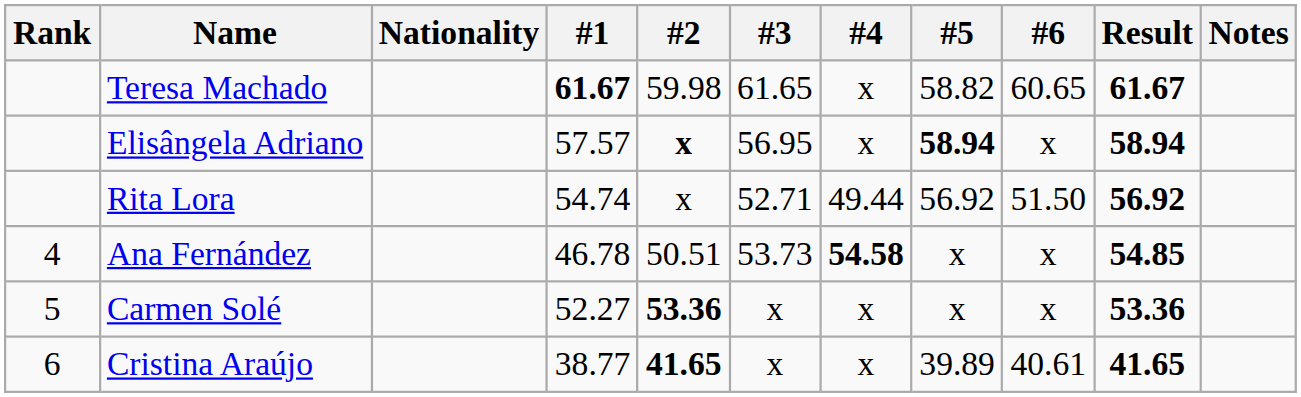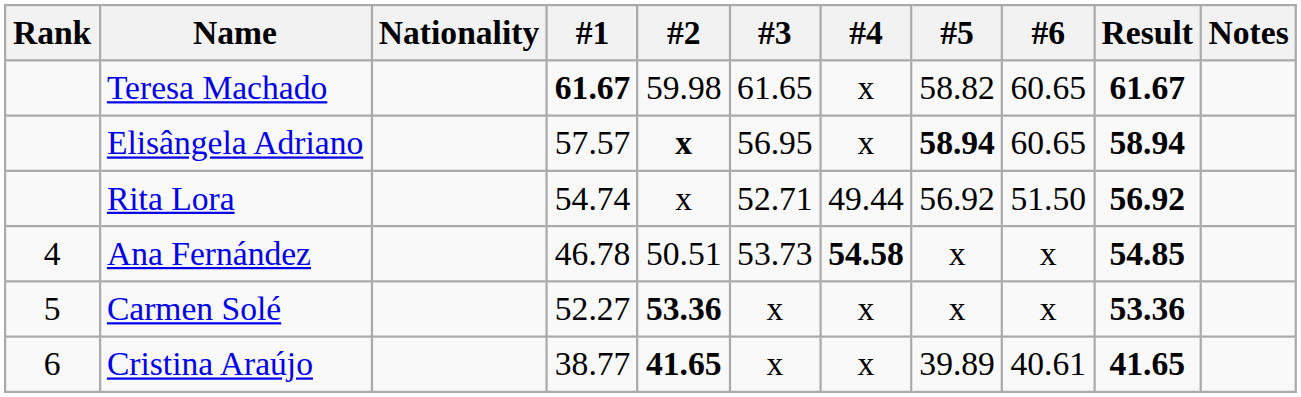(1048, 143) x -> (1048, 143) 60.65
